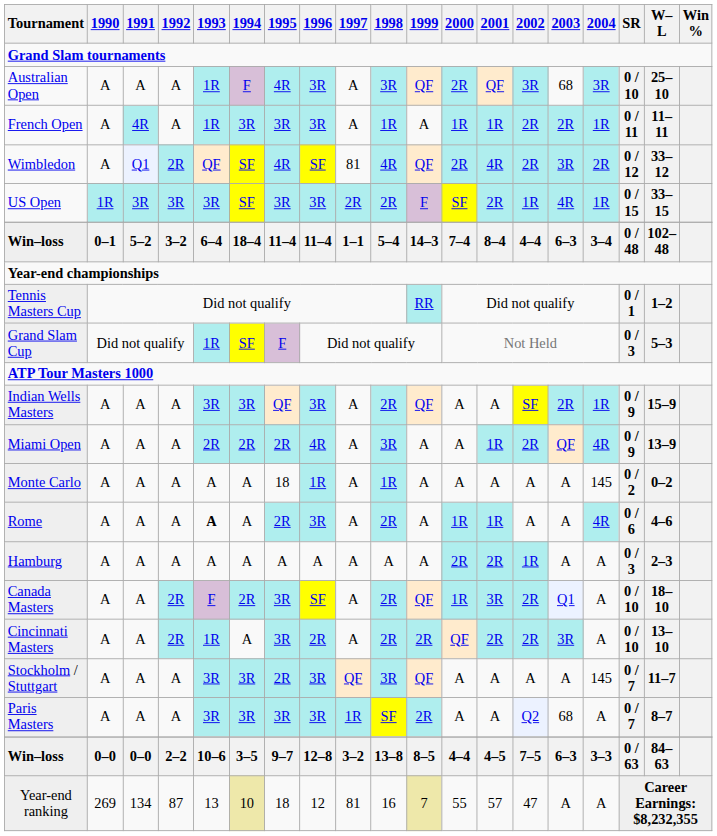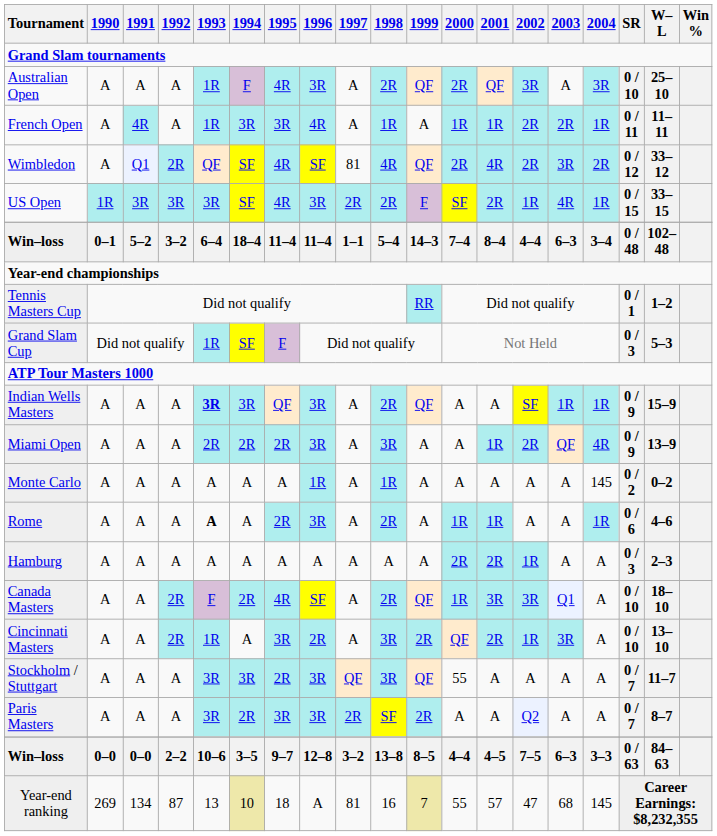(389, 85) 3R -> (389, 85) 2R
(566, 85) 68 -> (566, 85) A
(318, 124) 3R -> (318, 124) 4R
(282, 203) 3R -> (282, 203) 4R
(211, 404) normal -> (211, 404) bold
(566, 404) 2R -> (566, 404) 1R
(318, 443) 4R -> (318, 443) 3R
(282, 482) 18 -> (282, 482) A
(601, 521) 4R -> (601, 521) 1R
(282, 600) 3R -> (282, 600) 4R
(530, 600) 2R -> (530, 600) 3R
(389, 639) 2R -> (389, 639) 3R
(530, 639) 2R -> (530, 639) 1R
(459, 678) A -> (459, 678) 55
(601, 678) 145 -> (601, 678) A
(247, 717) 3R -> (247, 717) 2R
(353, 717) 1R -> (353, 717) 2R
(566, 717) 68 -> (566, 717) A
(318, 803) 12 -> (318, 803) A
(566, 803) A -> (566, 803) 68
(601, 803) A -> (601, 803) 145
